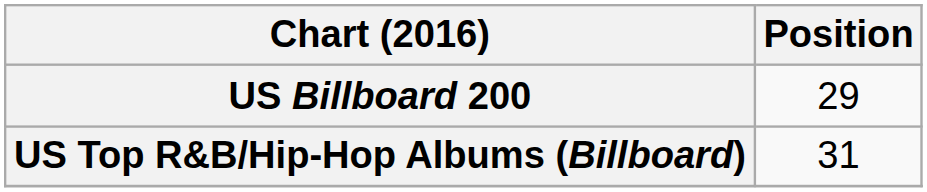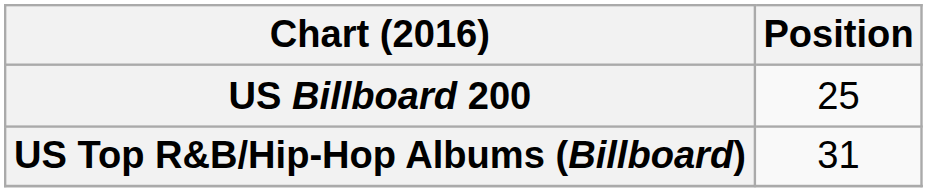(839, 95) 29 -> (839, 95) 25
